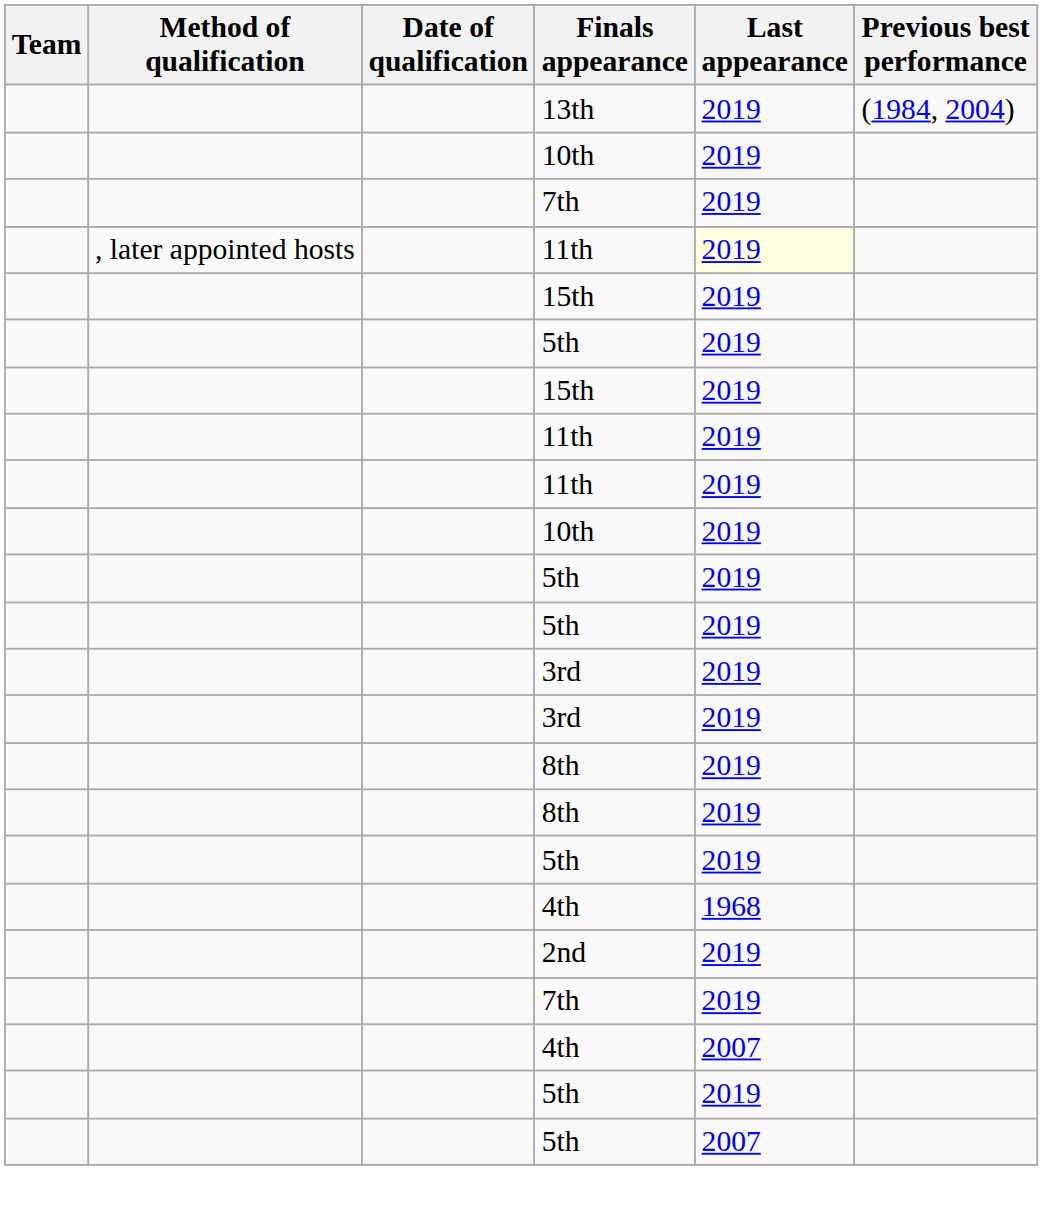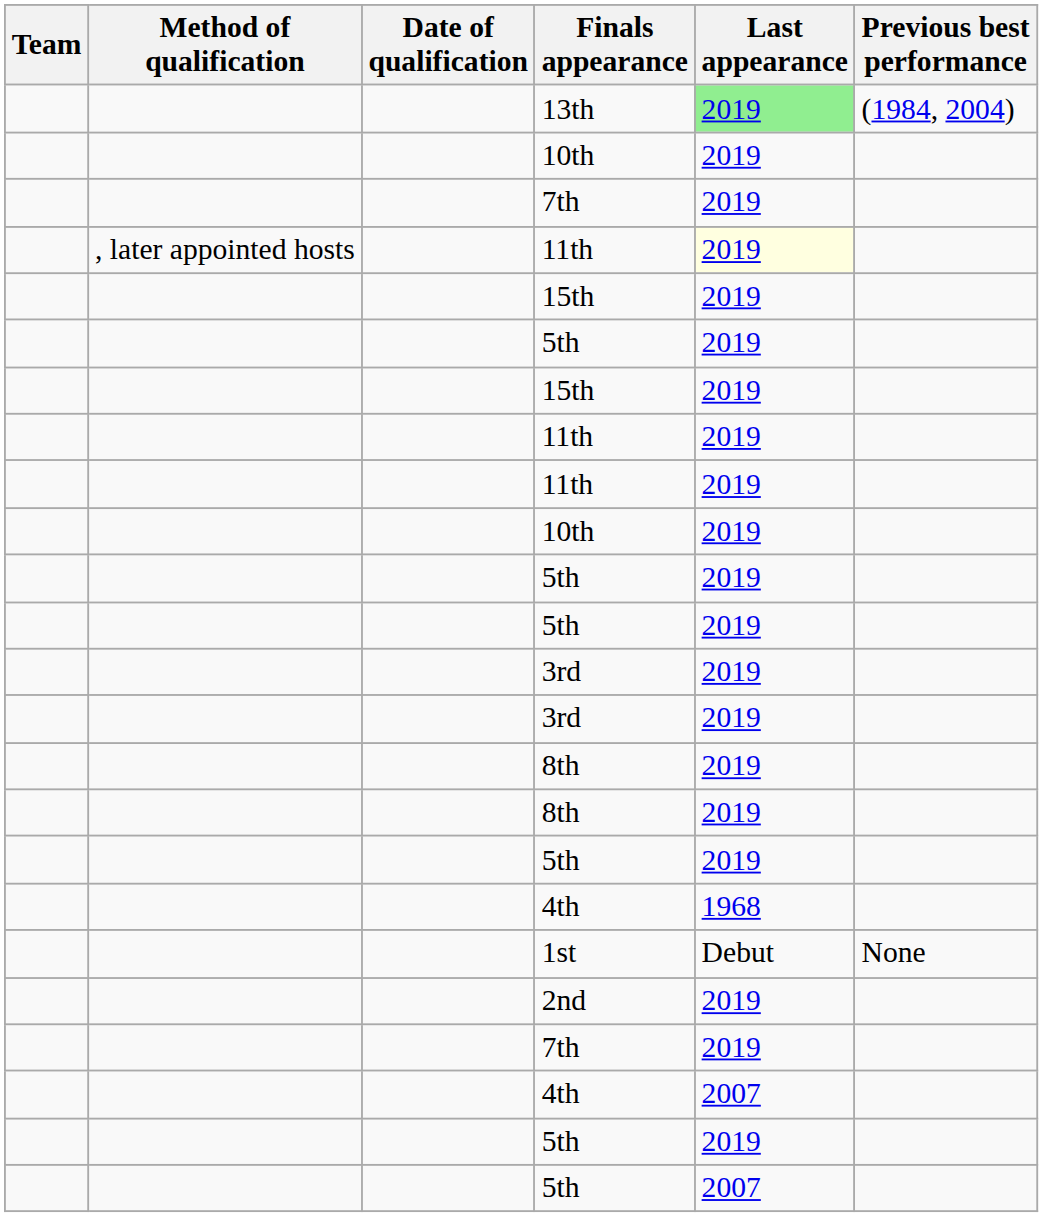(731, 108) no background -> (731, 108) lightgreen background
+ row: (225, 954)
